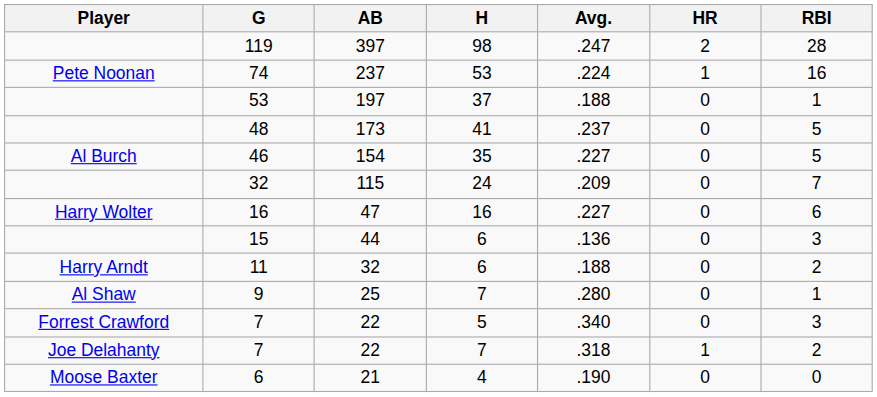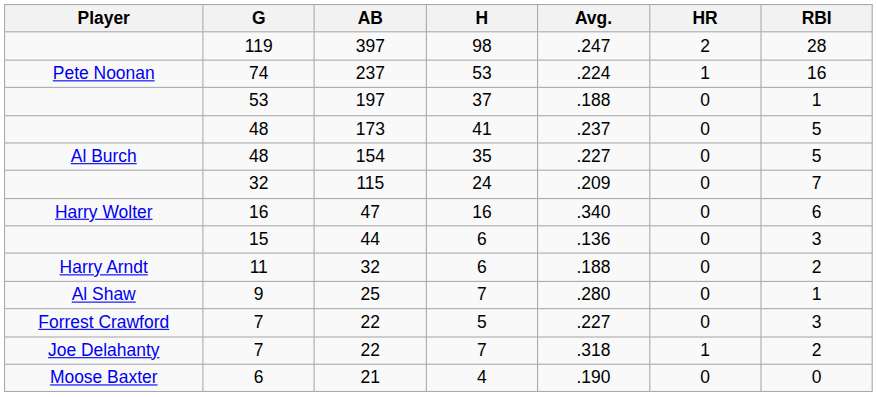(259, 156) 46 -> (259, 156) 48
(593, 211) .227 -> (593, 211) .340
(593, 322) .340 -> (593, 322) .227
